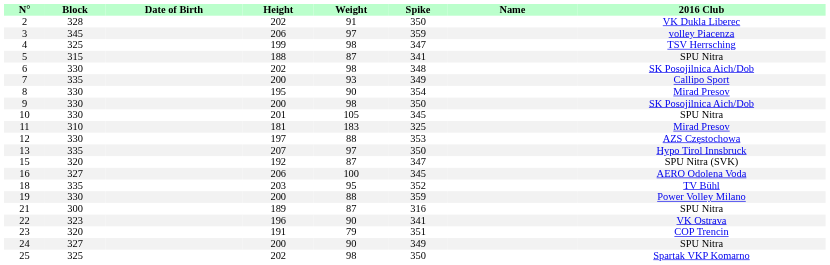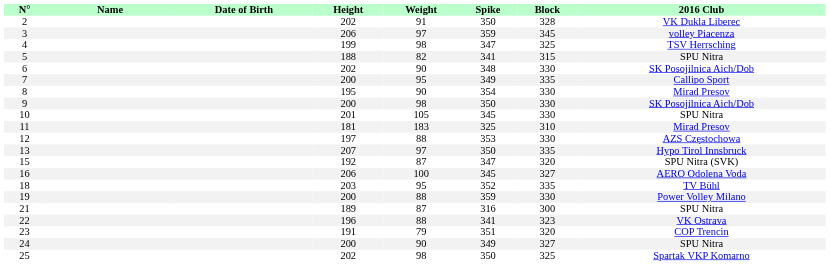columns swapped: (512, 10) <-> (75, 10)
(351, 56) 87 -> (421, 56) 82
(351, 68) 98 -> (421, 68) 90
(351, 80) 93 -> (421, 80) 95
(351, 220) 90 -> (421, 220) 88
